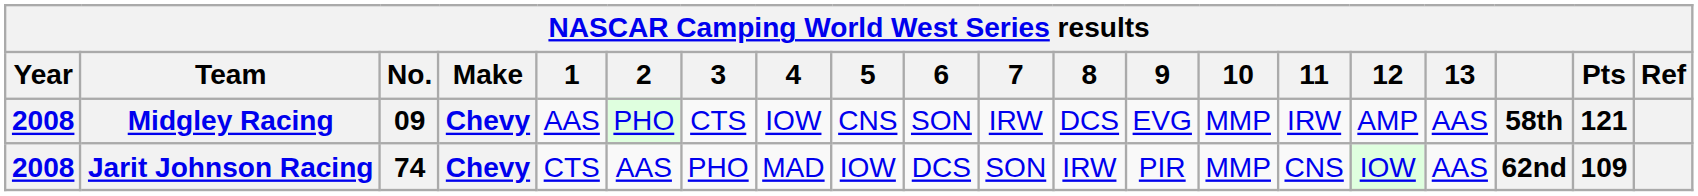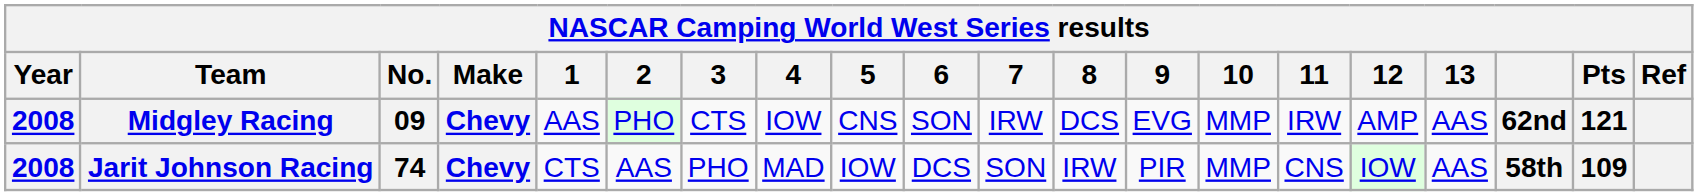(1534, 121) 58th -> (1534, 121) 62nd
(1534, 167) 62nd -> (1534, 167) 58th
